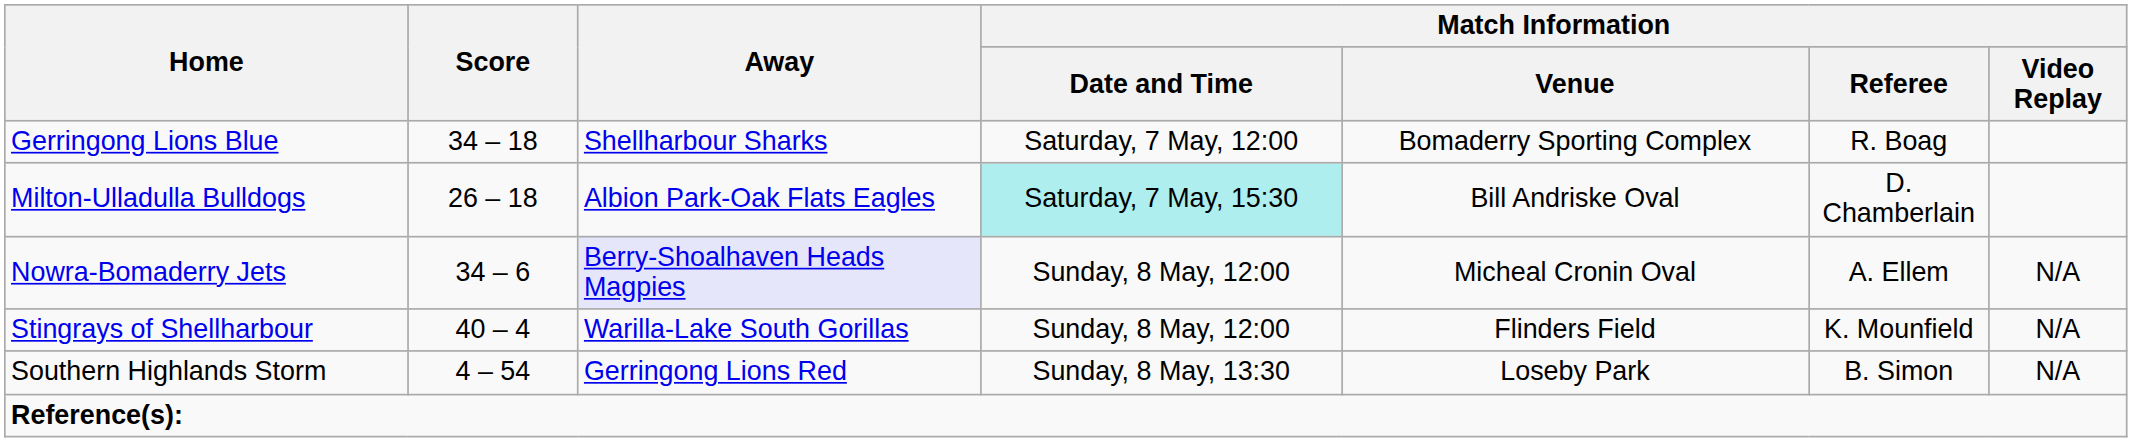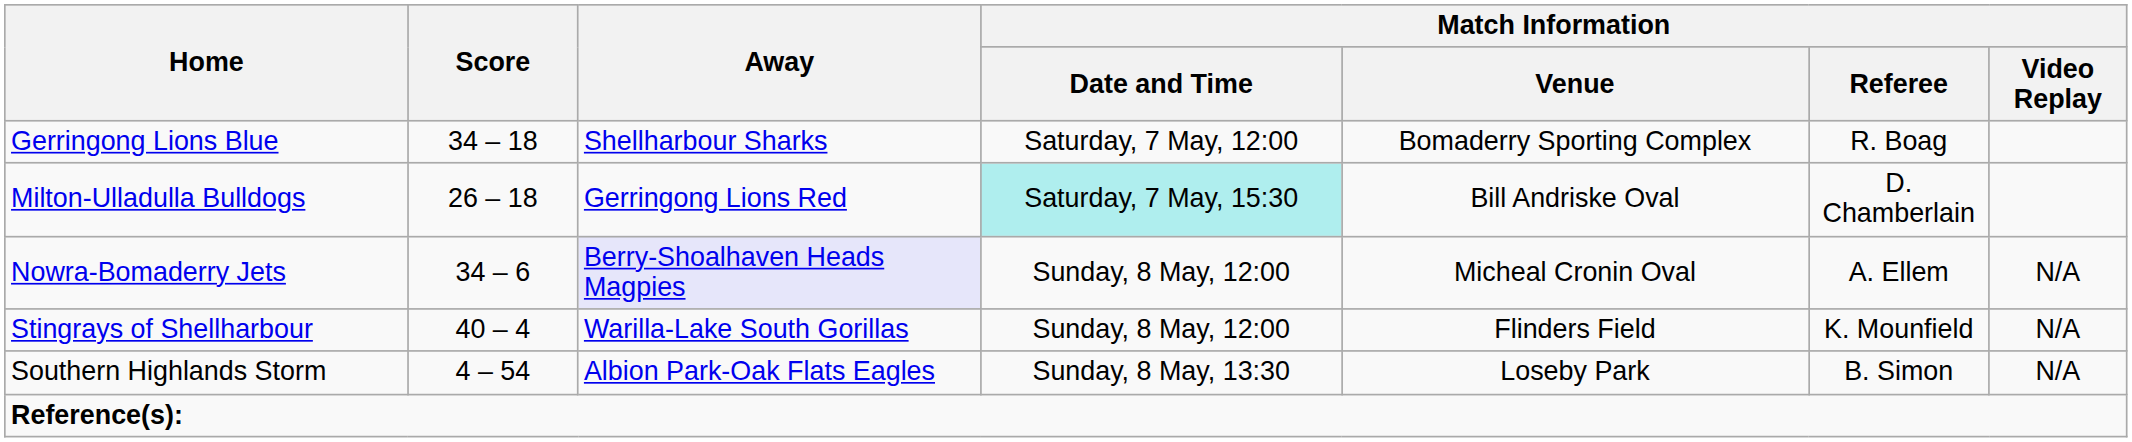(759, 199) Albion Park-Oak Flats Eagles -> (715, 199) Gerringong Lions Red
(715, 372) Gerringong Lions Red -> (759, 372) Albion Park-Oak Flats Eagles
